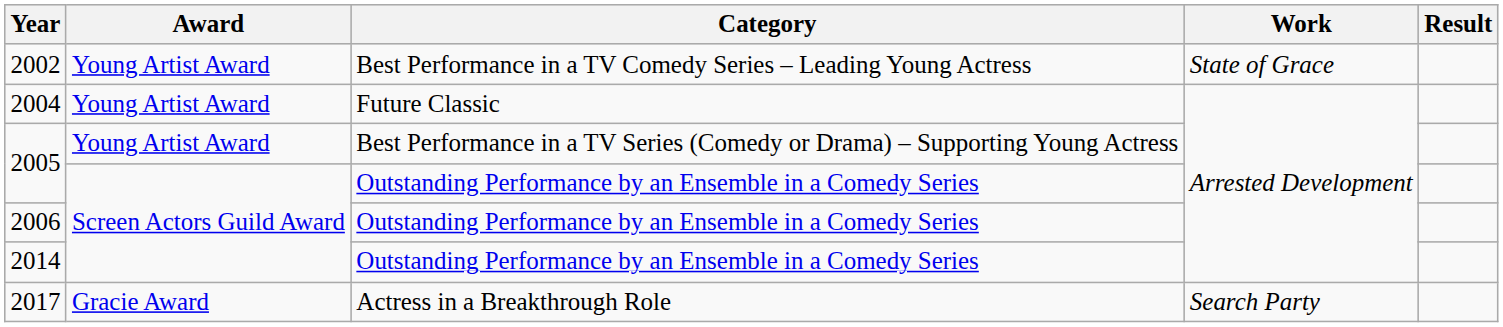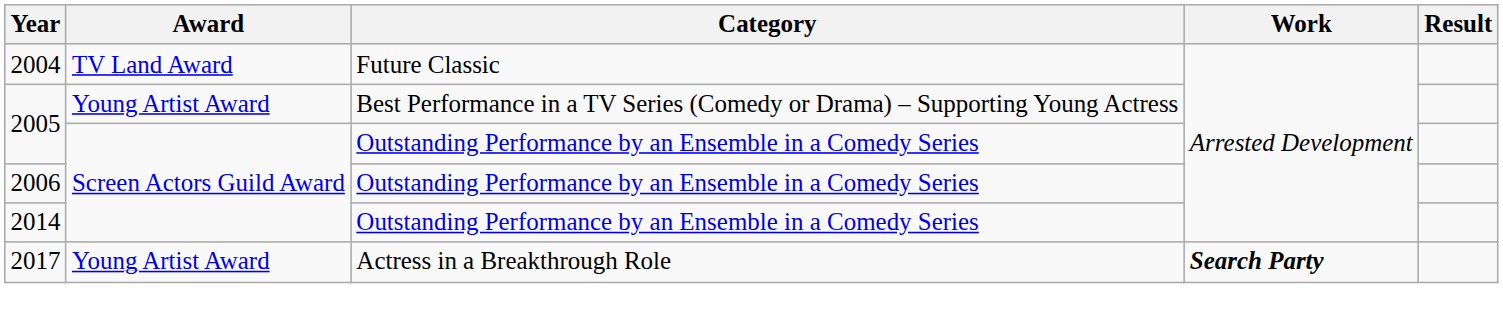- row: (35, 63)
(171, 103) Young Artist Award -> (152, 63) TV Land Award
(140, 301) Gracie Award -> (171, 261) Young Artist Award
(1255, 301) normal -> (1257, 261) bold
